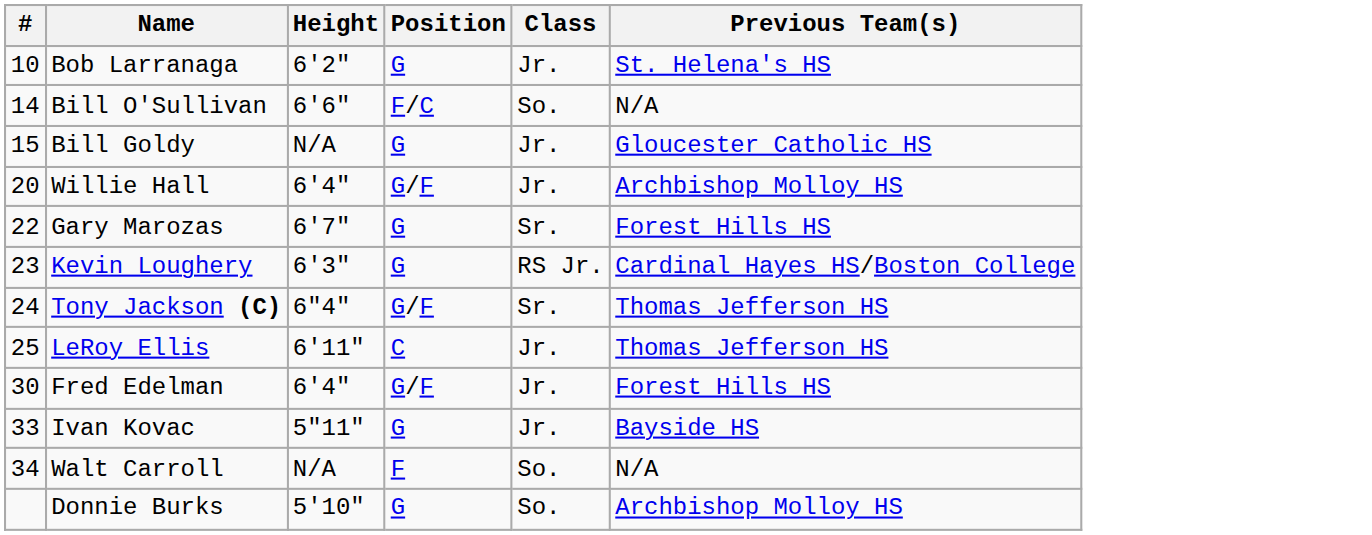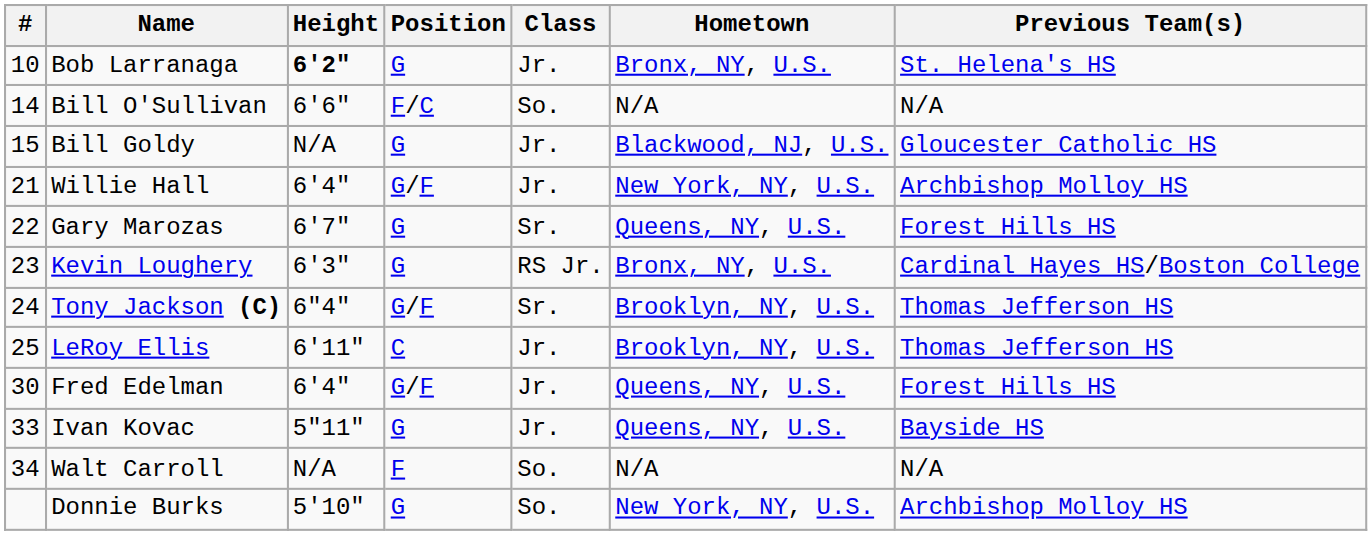+ column: (752, 25)
(322, 65) normal -> (322, 65) bold
(25, 186) 20 -> (25, 186) 21
